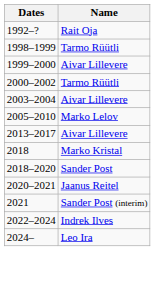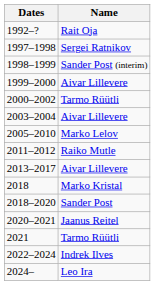+ row: (31, 47)
(90, 47) Tarmo Rüütli -> (104, 64) Sander Post (interim)
+ row: (31, 151)
(104, 202) Sander Post (interim) -> (90, 237) Tarmo Rüütli
